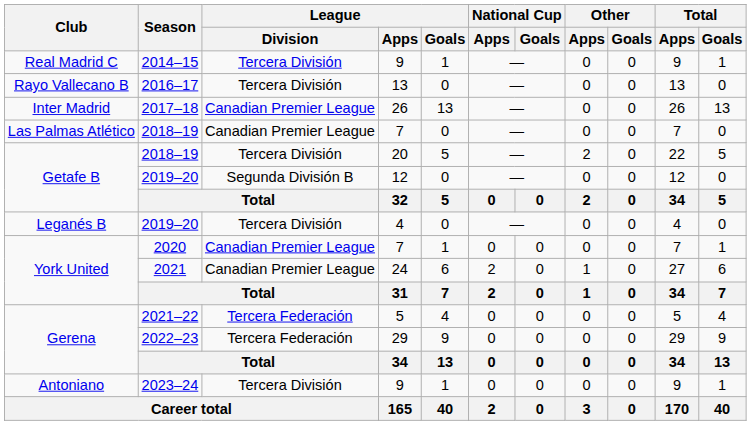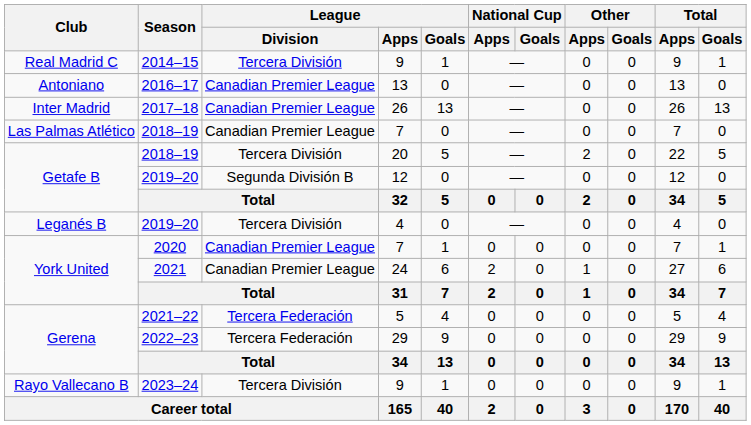(71, 85) Rayo Vallecano B -> (71, 85) Antoniano
(290, 85) Tercera División -> (290, 85) Canadian Premier League
(71, 385) Antoniano -> (71, 385) Rayo Vallecano B
